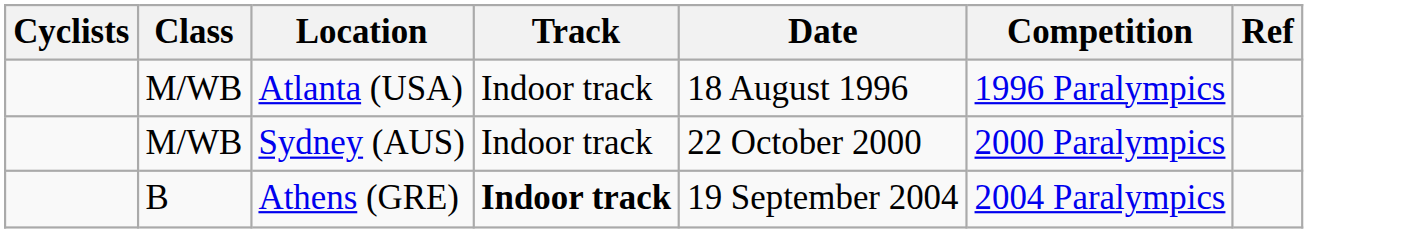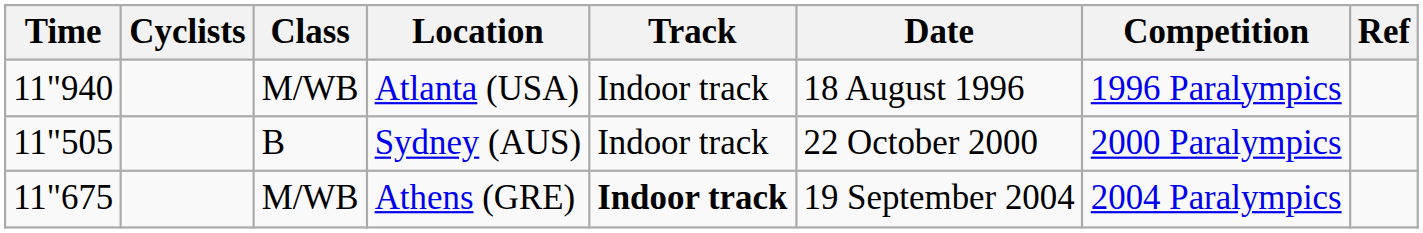+ column: (63, 32)
(194, 142) M/WB -> (273, 142) B
(157, 198) B -> (310, 198) M/WB
